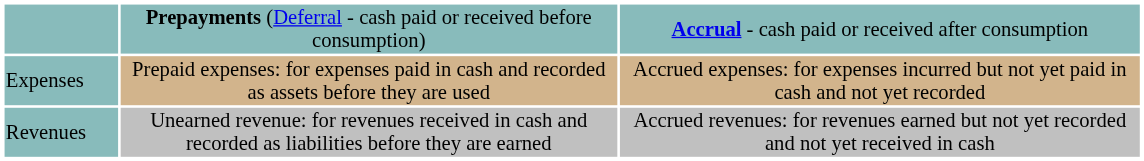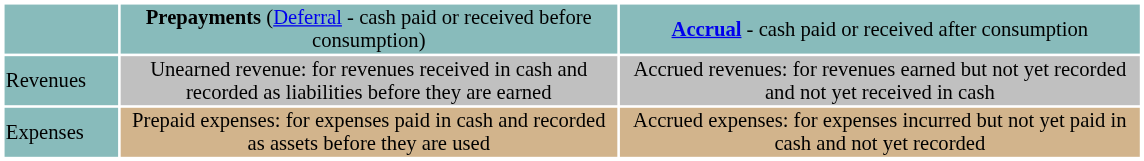rows swapped: (45, 80) <-> (46, 132)
